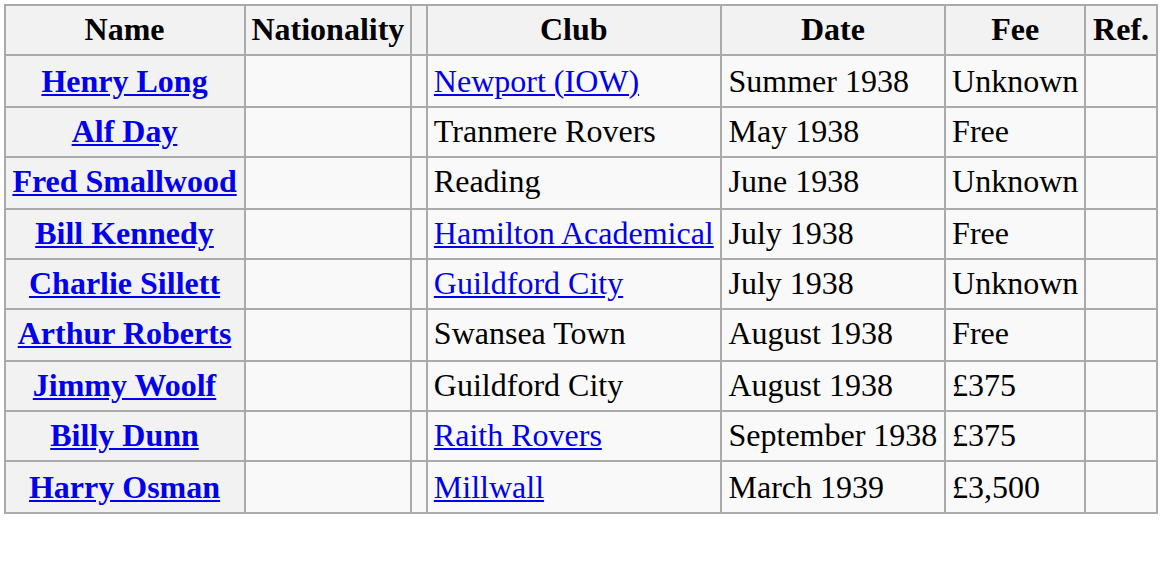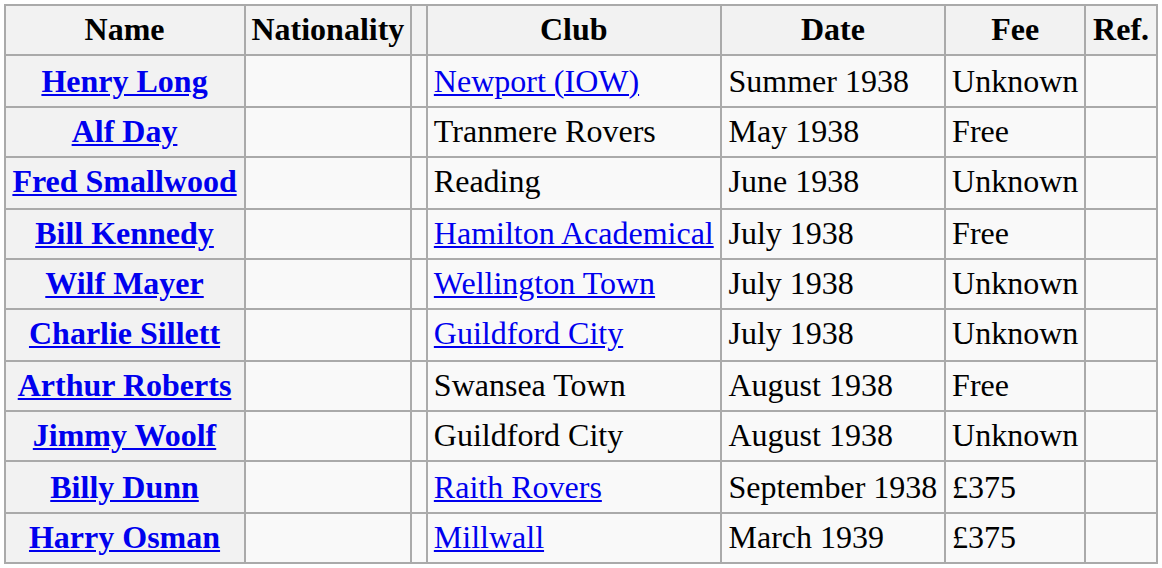+ row: (125, 283)
(984, 385) £375 -> (1015, 435) Unknown
(996, 486) £3,500 -> (984, 537) £375
